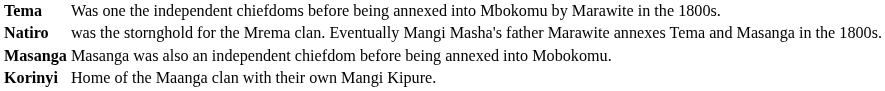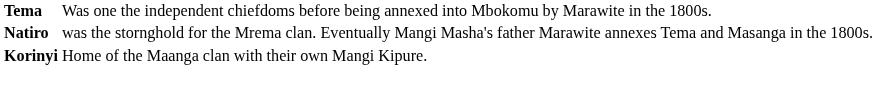- row: (35, 55)
